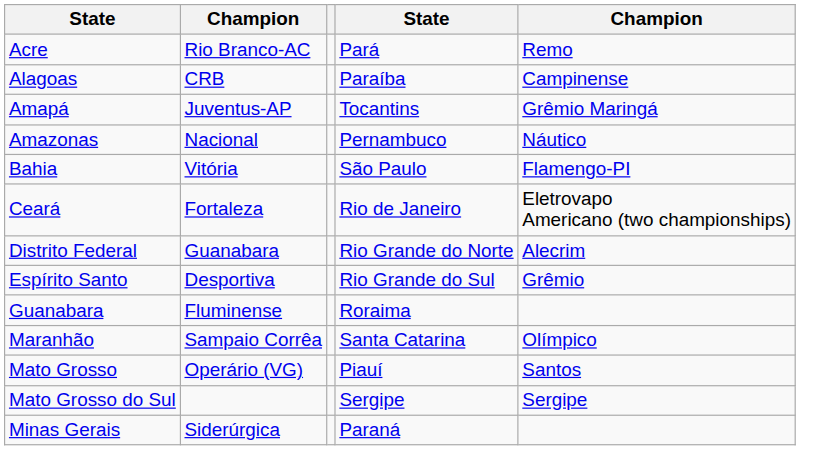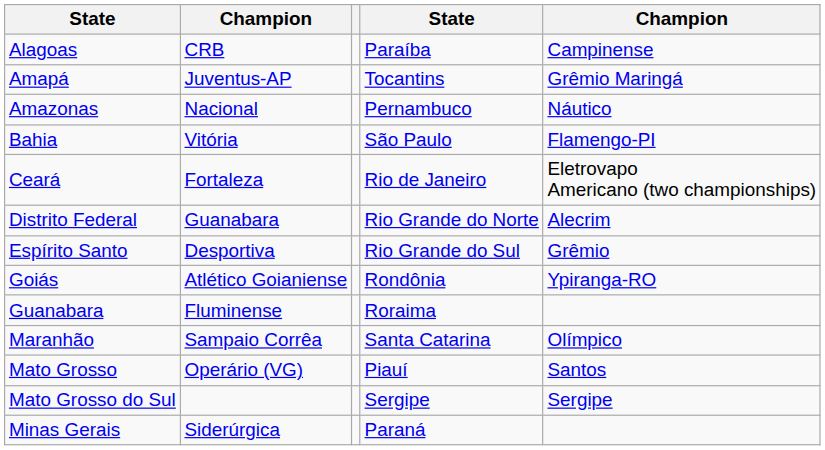- row: (28, 49)
+ row: (34, 280)
